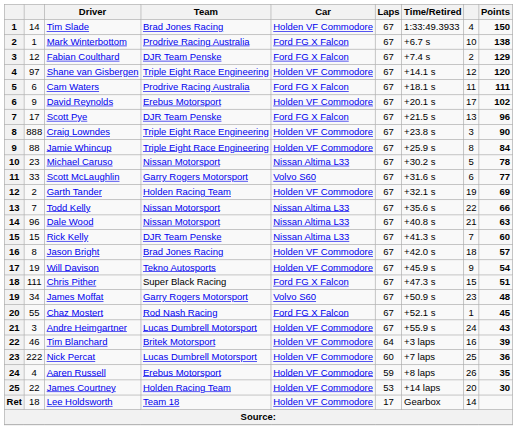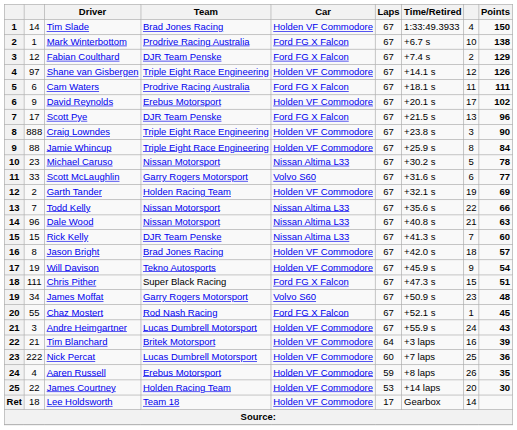(502, 72) 120 -> (502, 72) 126
(34, 343) 46 -> (34, 343) 21
